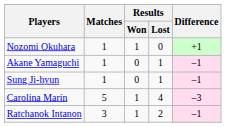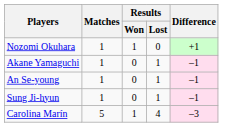+ row: (33, 80)
- row: (44, 114)
